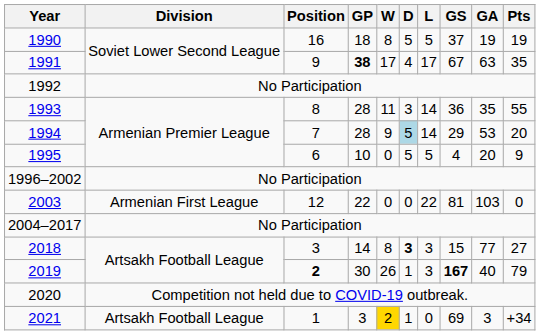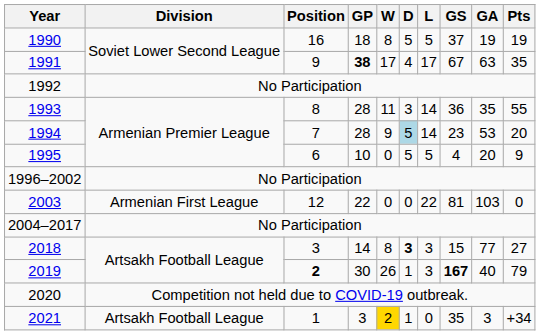(456, 133) 29 -> (456, 133) 23
(456, 318) 69 -> (456, 318) 35
